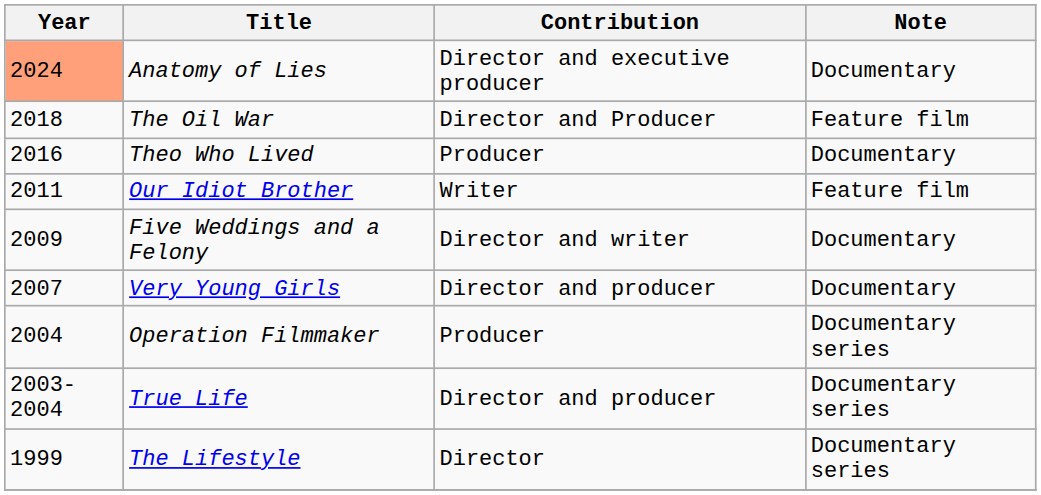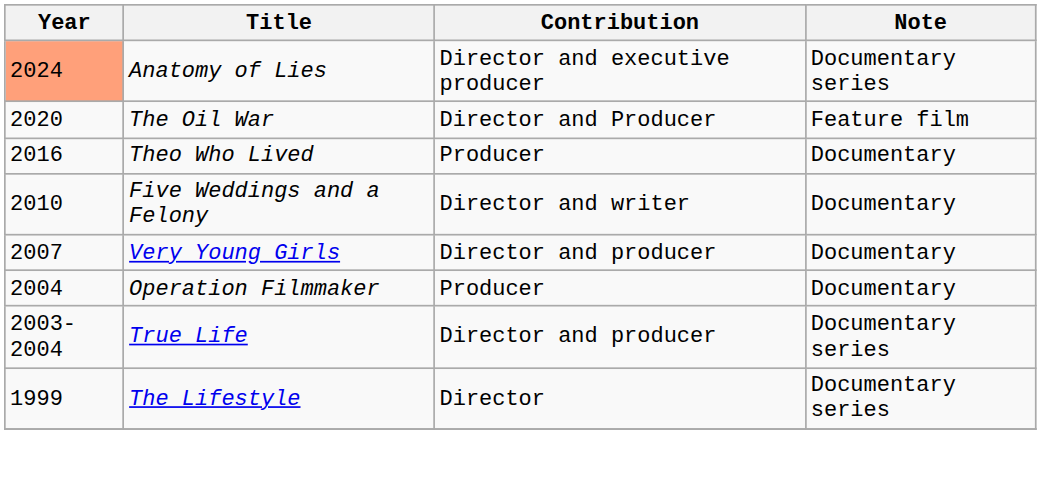(883, 71) Documentary -> (883, 71) Documentary series
(36, 120) 2018 -> (36, 120) 2020
- row: (241, 191)
(36, 240) 2009 -> (36, 204) 2010
(883, 337) Documentary series -> (883, 288) Documentary
